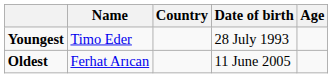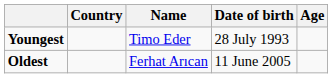columns swapped: (110, 15) <-> (182, 15)
